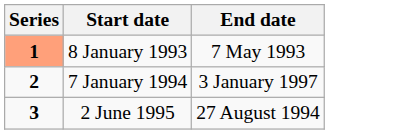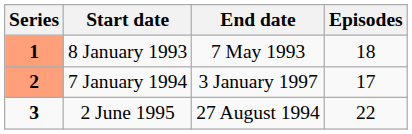+ column: (366, 19)
(34, 81) no background -> (34, 81) lightsalmon background
